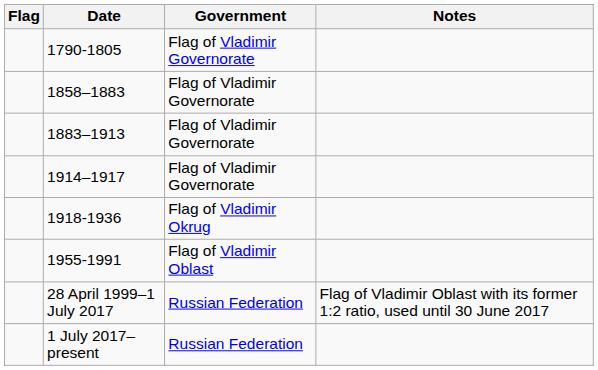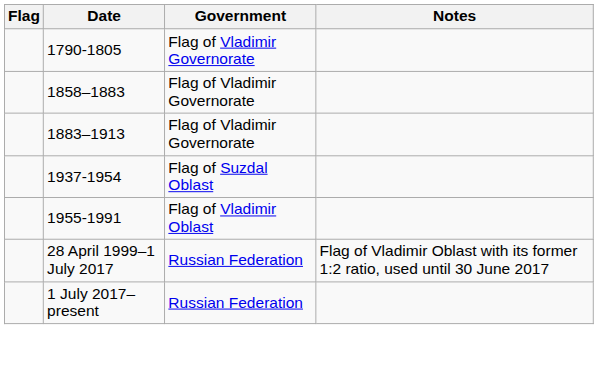- row: (86, 176)
- row: (84, 218)
+ row: (84, 176)
